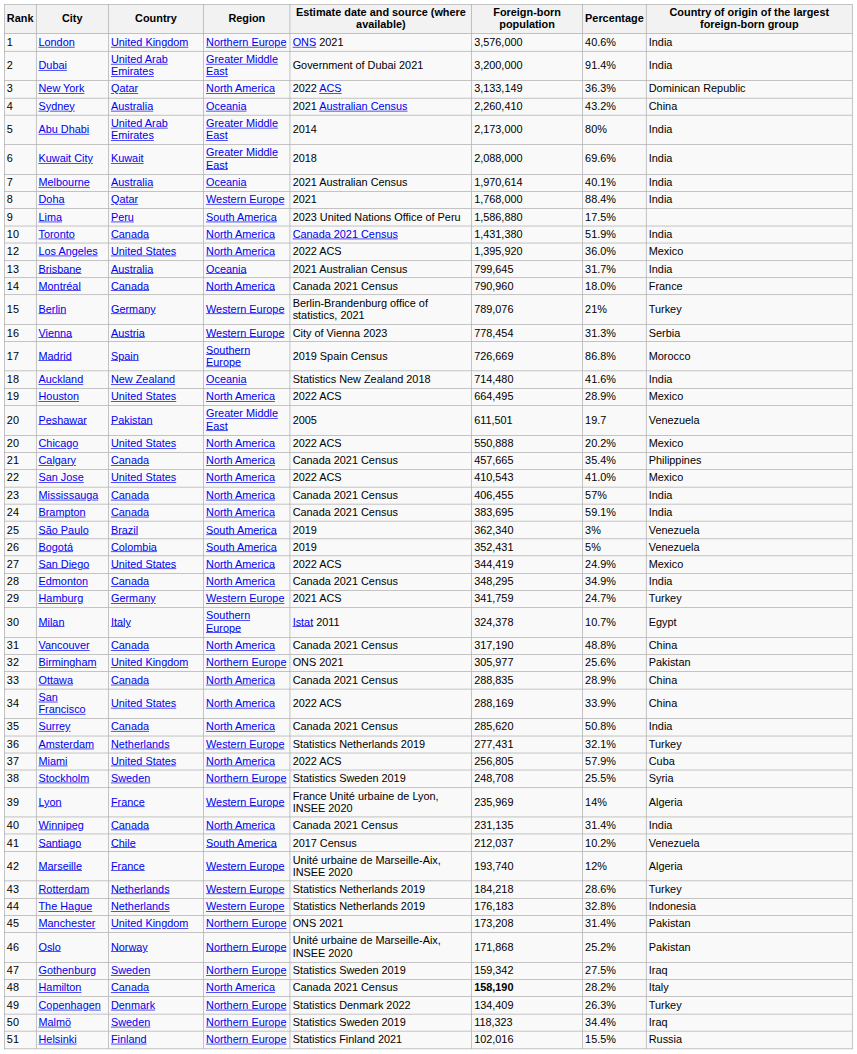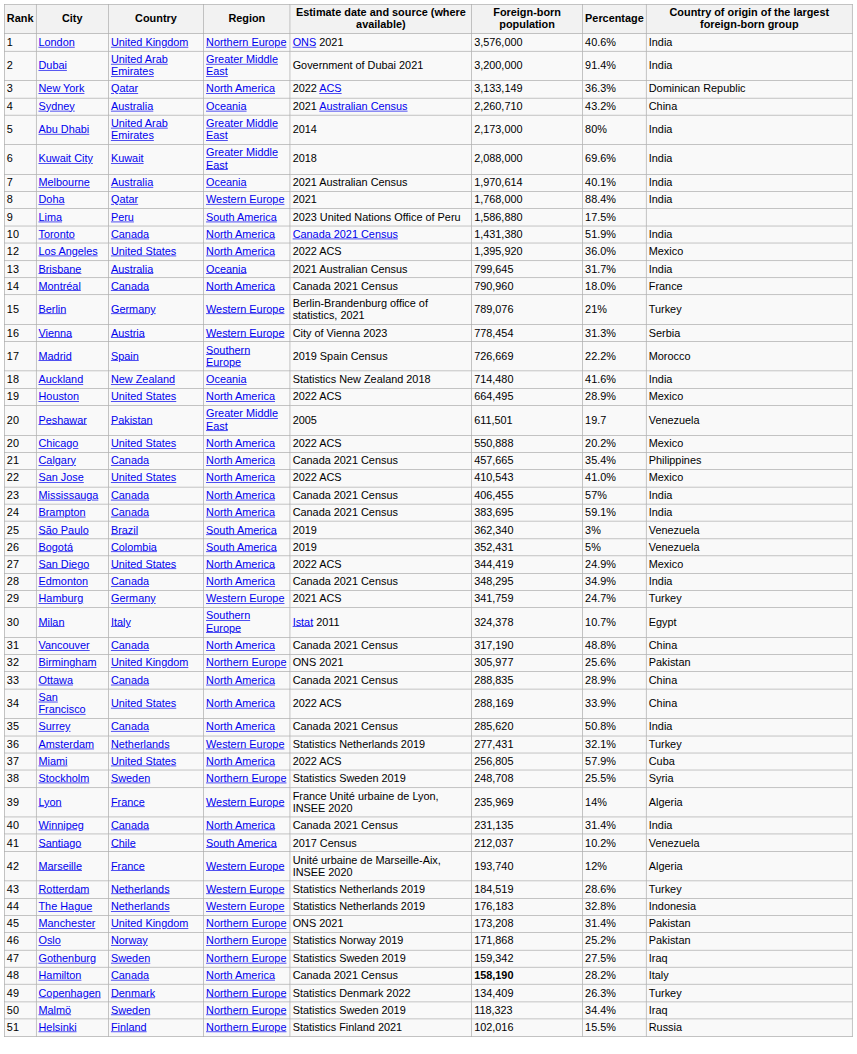(498, 106) 2,260,410 -> (498, 106) 2,260,710
(601, 356) 86.8% -> (601, 356) 22.2%
(494, 889) 184,218 -> (494, 889) 184,519
(367, 947) Unité urbaine de Marseille-Aix, INSEE 2020 -> (348, 941) Statistics Norway 2019
